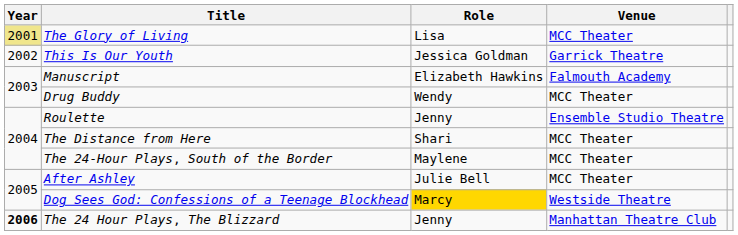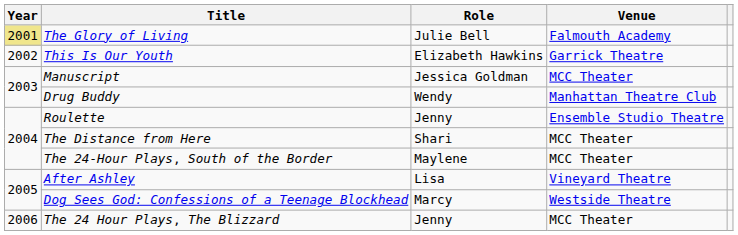(429, 35) Lisa -> (452, 35) Julie Bell
(591, 35) MCC Theater -> (610, 35) Falmouth Academy
(471, 56) Jessica Goldman -> (479, 56) Elizabeth Hawkins
(479, 76) Elizabeth Hawkins -> (471, 76) Jessica Goldman
(610, 76) Falmouth Academy -> (591, 76) MCC Theater
(591, 97) MCC Theater -> (633, 97) Manhattan Theatre Club
(452, 179) Julie Bell -> (429, 179) Lisa
(591, 179) MCC Theater -> (610, 179) Vineyard Theatre
(433, 200) gold background -> (433, 200) no background
(23, 220) bold -> (23, 220) normal
(633, 220) Manhattan Theatre Club -> (591, 220) MCC Theater
